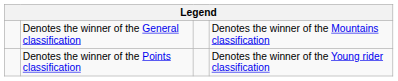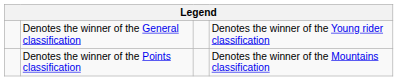(295, 34) Denotes the winner of the Mountains classification -> (297, 34) Denotes the winner of the Young rider classification
(297, 62) Denotes the winner of the Young rider classification -> (295, 62) Denotes the winner of the Mountains classification
